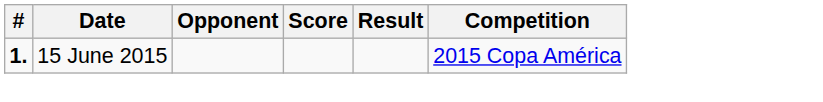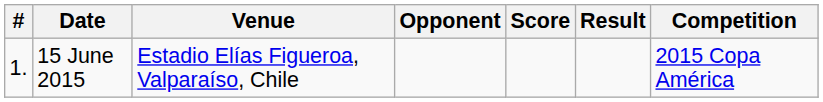+ column: (263, 21)
(19, 55) bold -> (19, 67) normal
